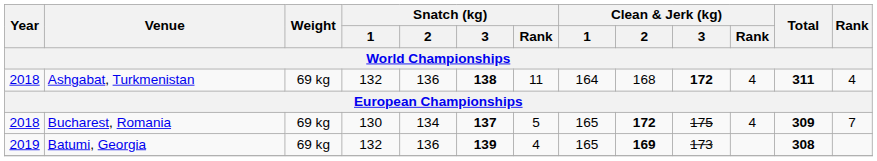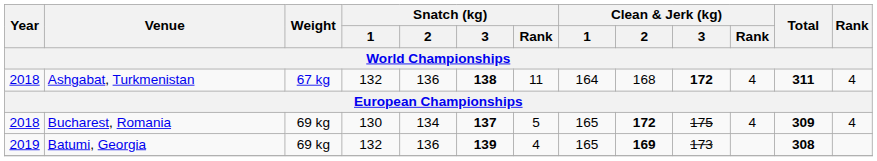(313, 79) 69 kg -> (313, 79) 67 kg
(852, 123) 7 -> (852, 123) 4
